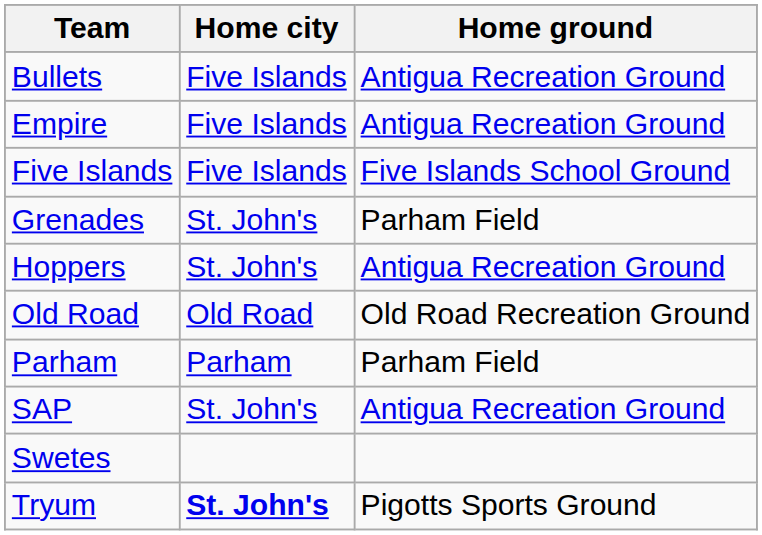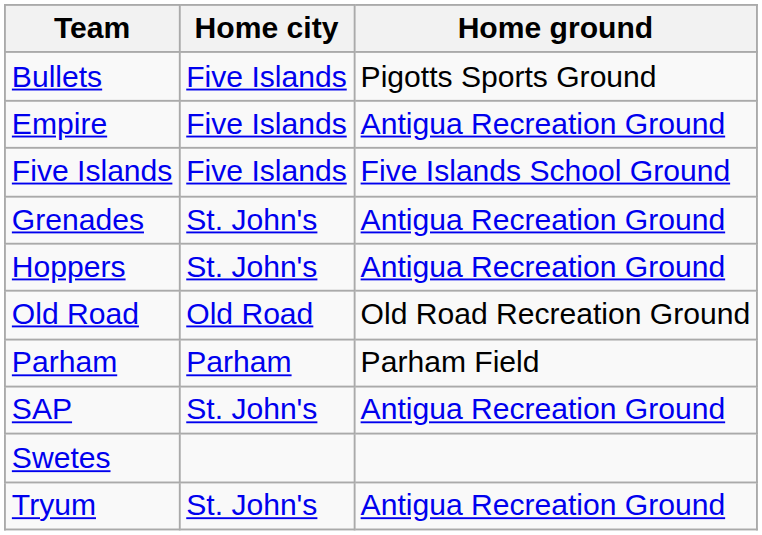(543, 76) Antigua Recreation Ground -> (509, 76) Pigotts Sports Ground
(450, 219) Parham Field -> (543, 219) Antigua Recreation Ground
(258, 505) bold -> (252, 505) normal
(509, 505) Pigotts Sports Ground -> (543, 505) Antigua Recreation Ground
